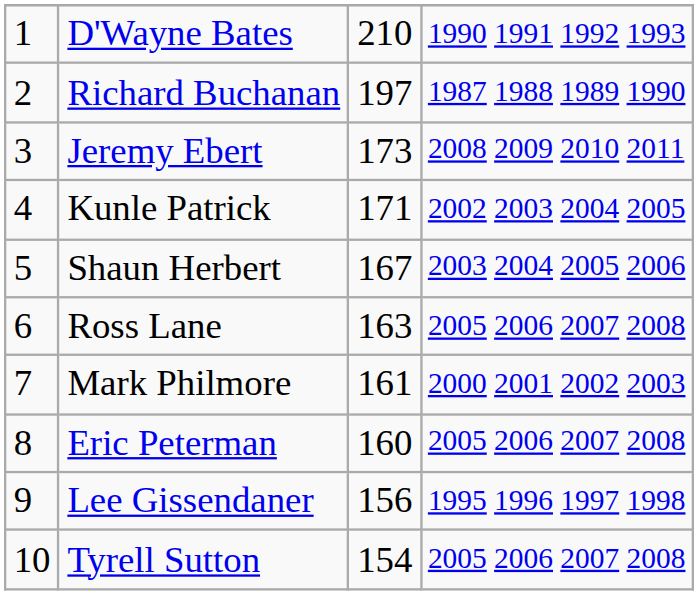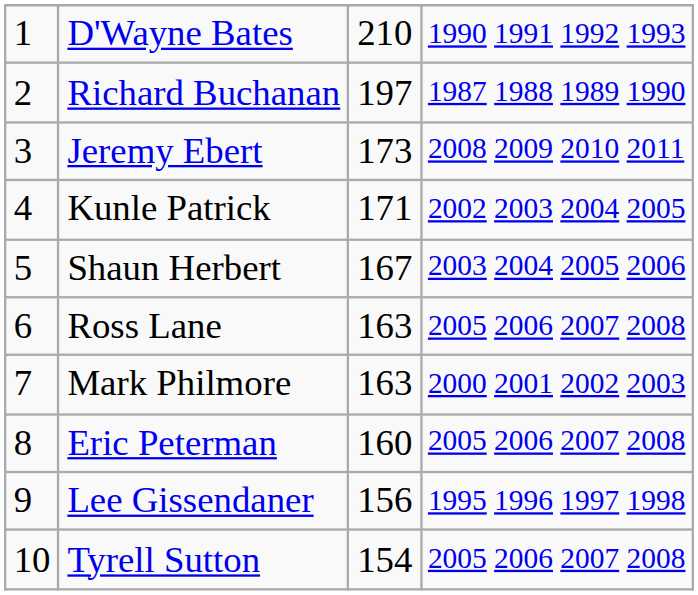(385, 383) 161 -> (385, 383) 163
